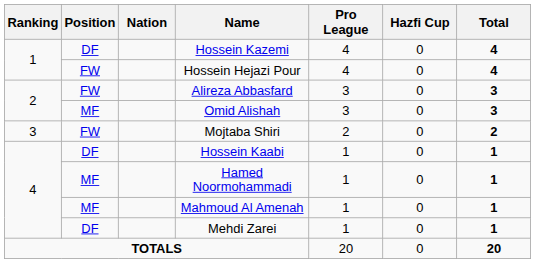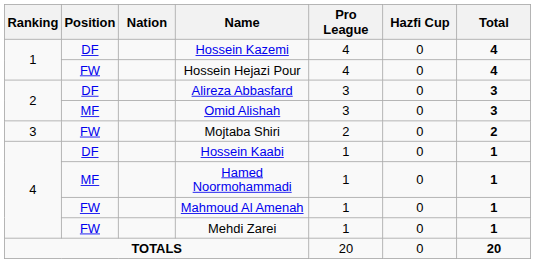(90, 91) FW -> (90, 91) DF
(90, 207) MF -> (90, 207) FW
(90, 228) DF -> (90, 228) FW
